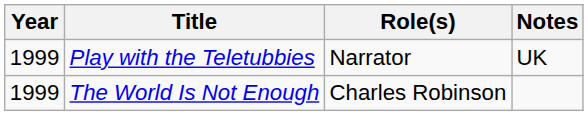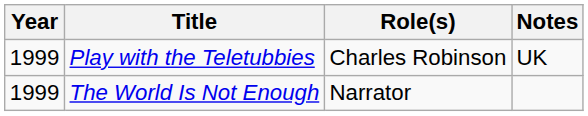(370, 57) Narrator -> (418, 57) Charles Robinson
(418, 92) Charles Robinson -> (370, 92) Narrator
